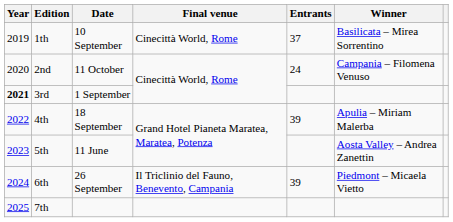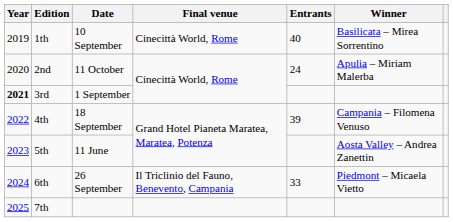(295, 38) 37 -> (295, 38) 40
(386, 70) Campania – Filomena Venuso -> (374, 70) Apulia – Miriam Malerba
(374, 119) Apulia – Miriam Malerba -> (386, 119) Campania – Filomena Venuso
(295, 182) 39 -> (295, 182) 33
